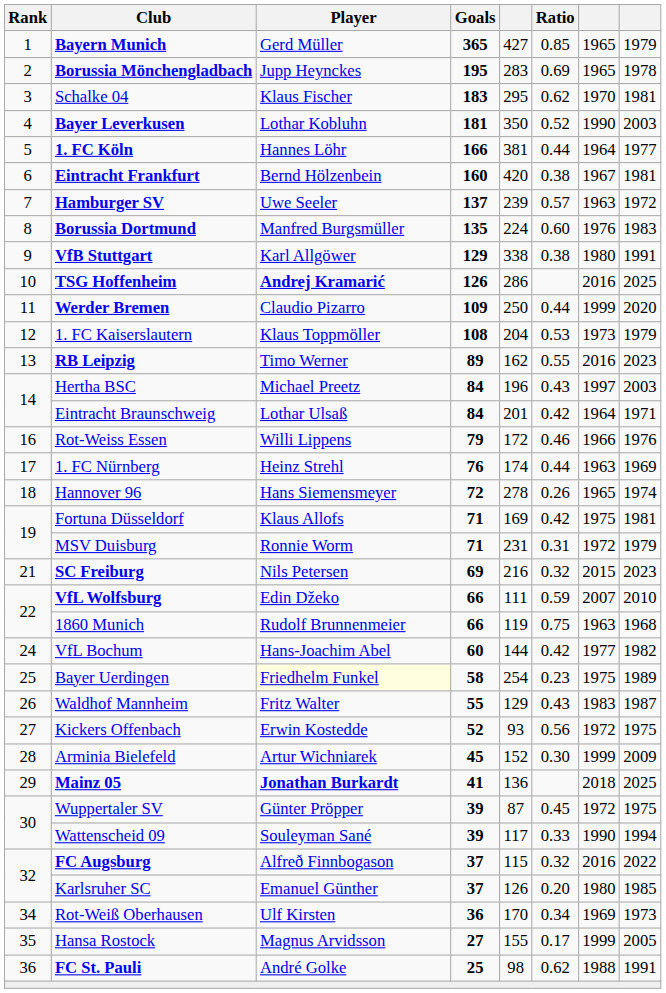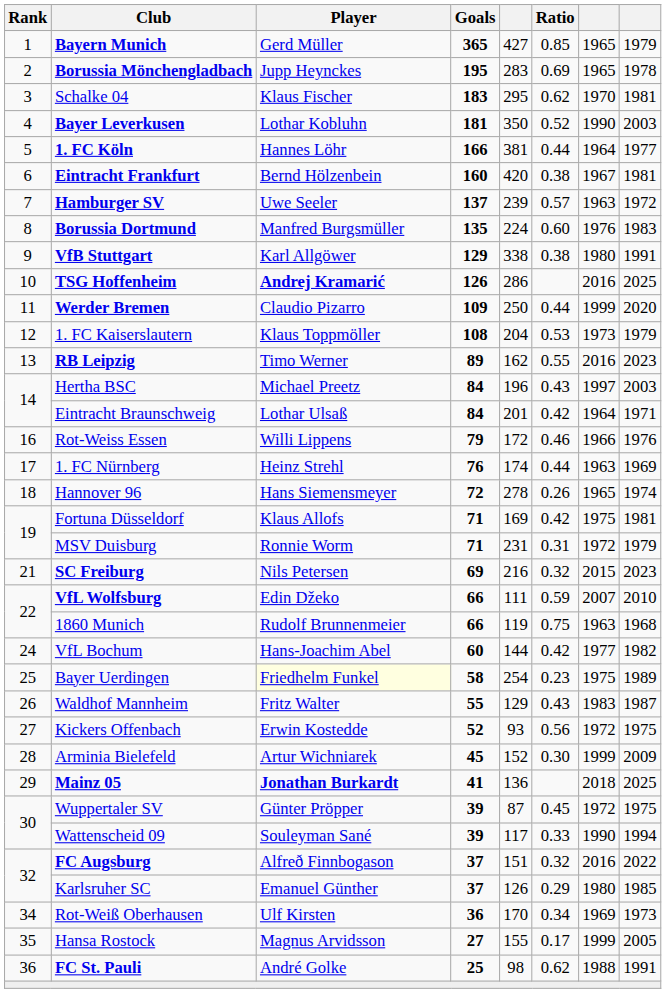(516, 862) 115 -> (516, 862) 151
(555, 888) 0.20 -> (555, 888) 0.29
